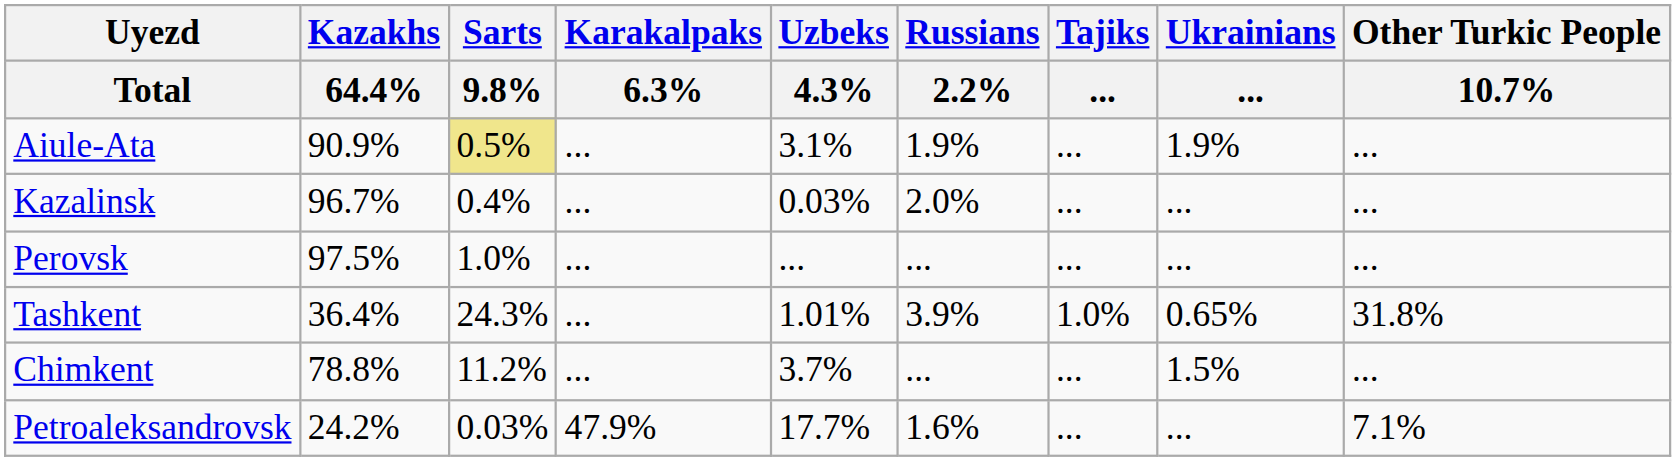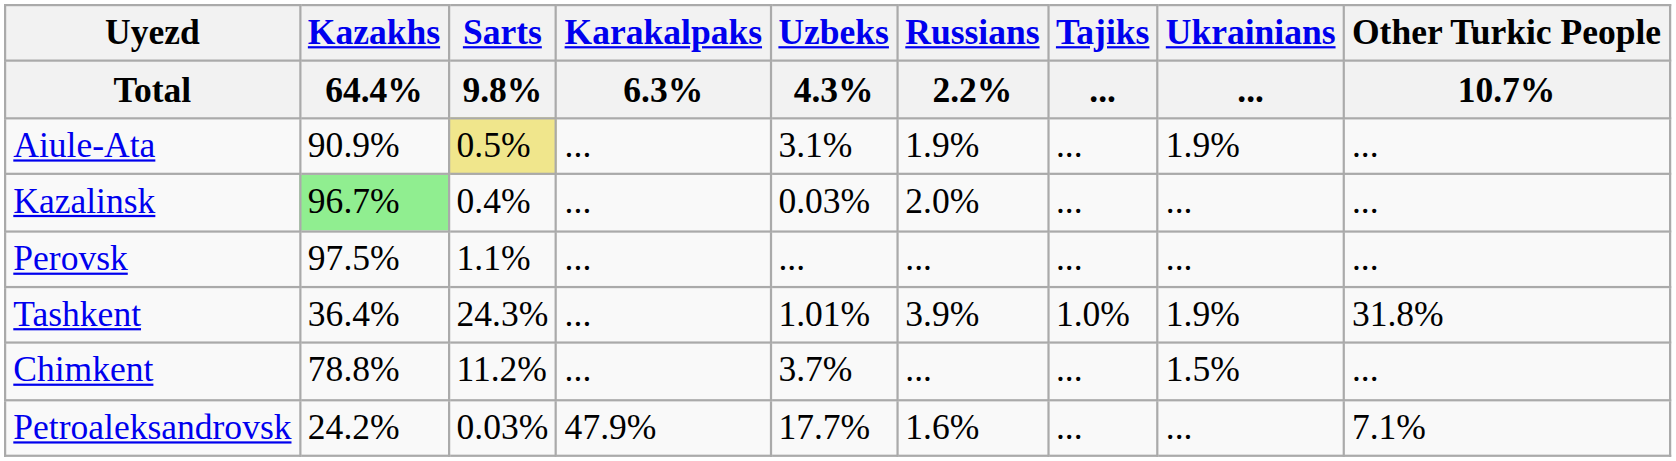(354, 201) no background -> (354, 201) lightgreen background
(493, 257) 1.0% -> (493, 257) 1.1%
(1212, 314) 0.65% -> (1203, 314) 1.9%
